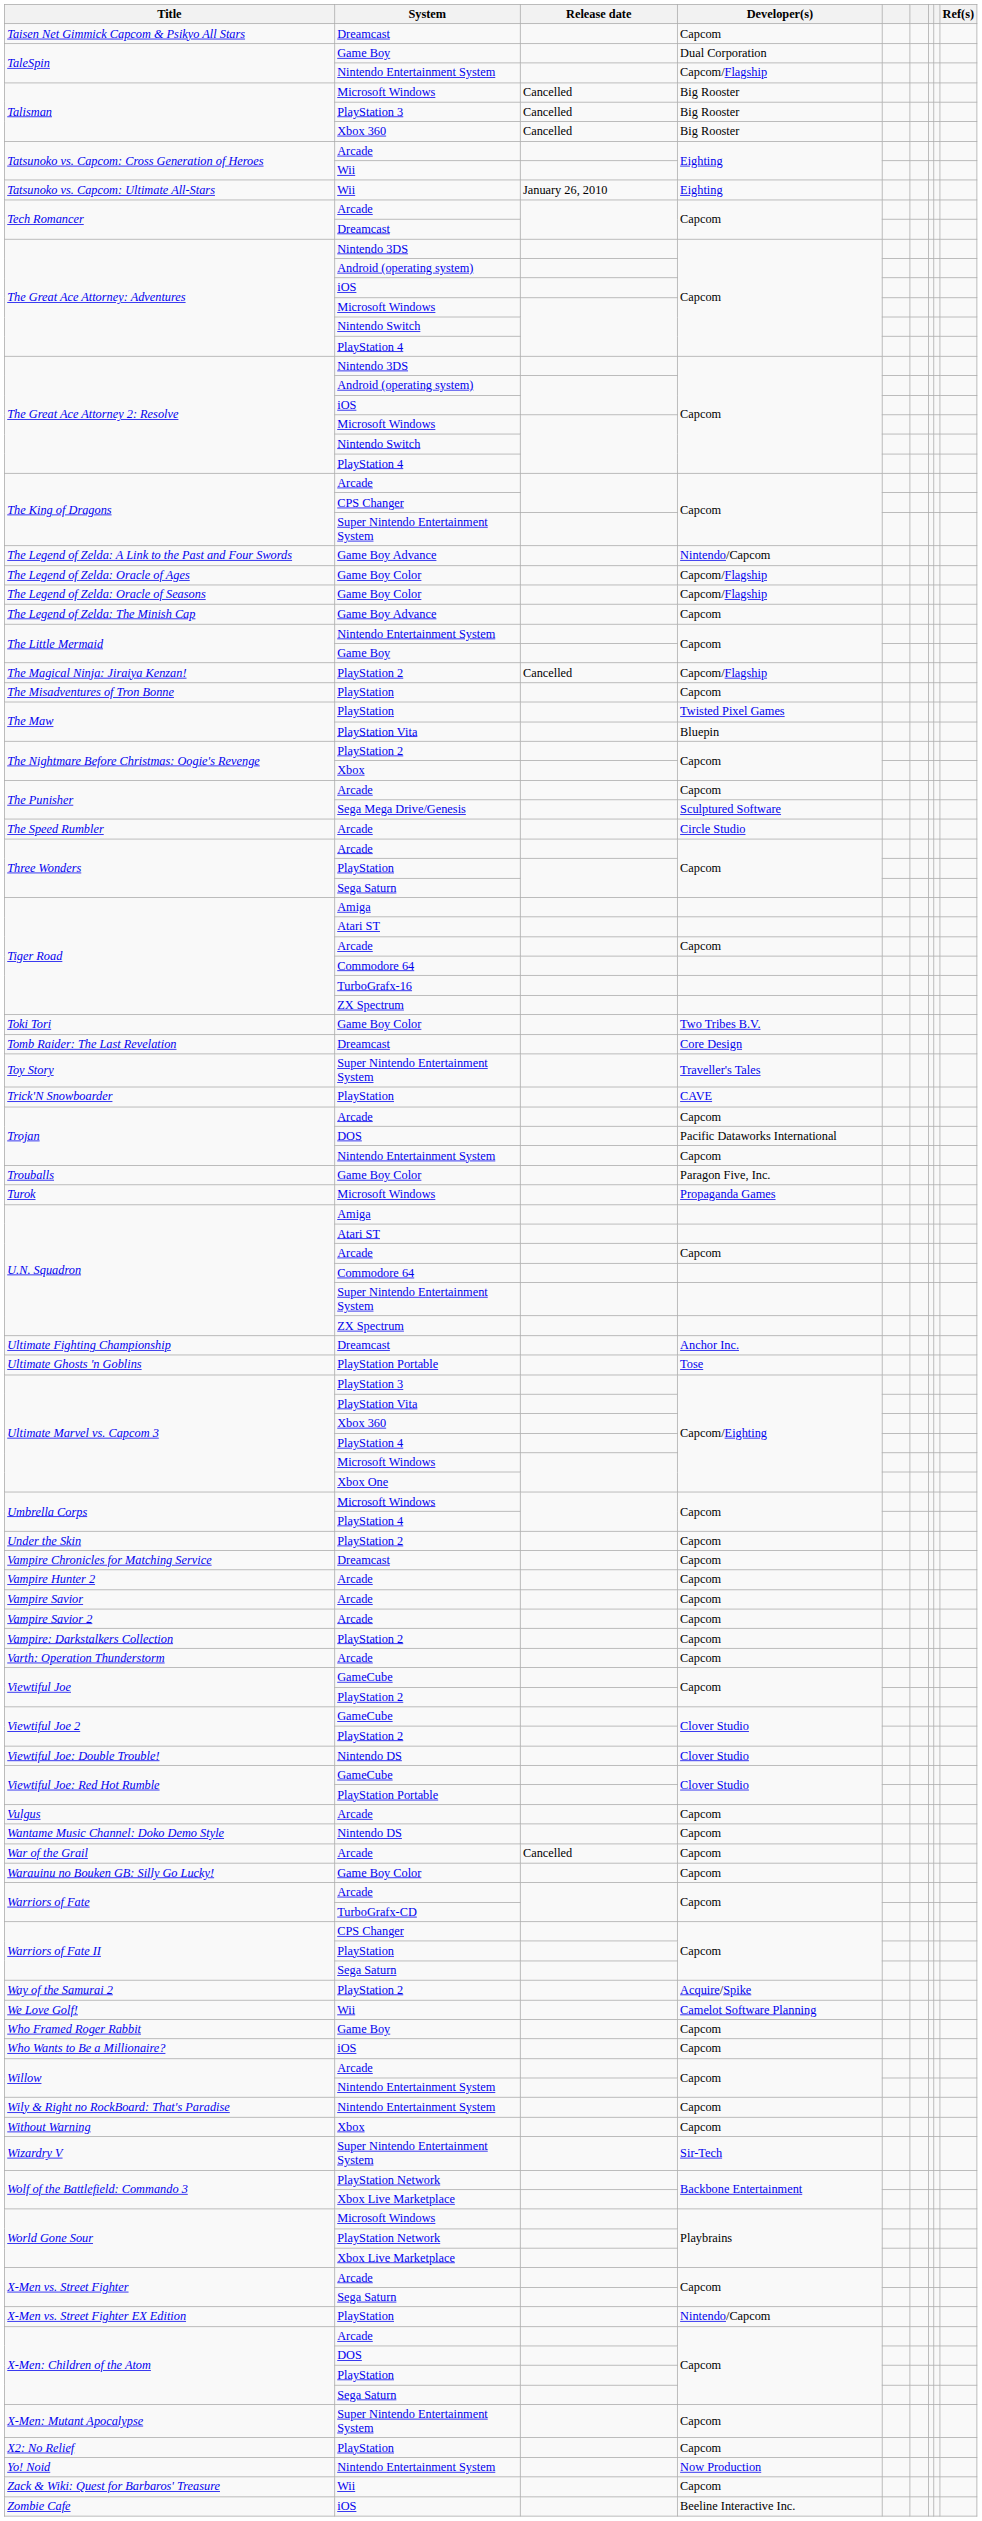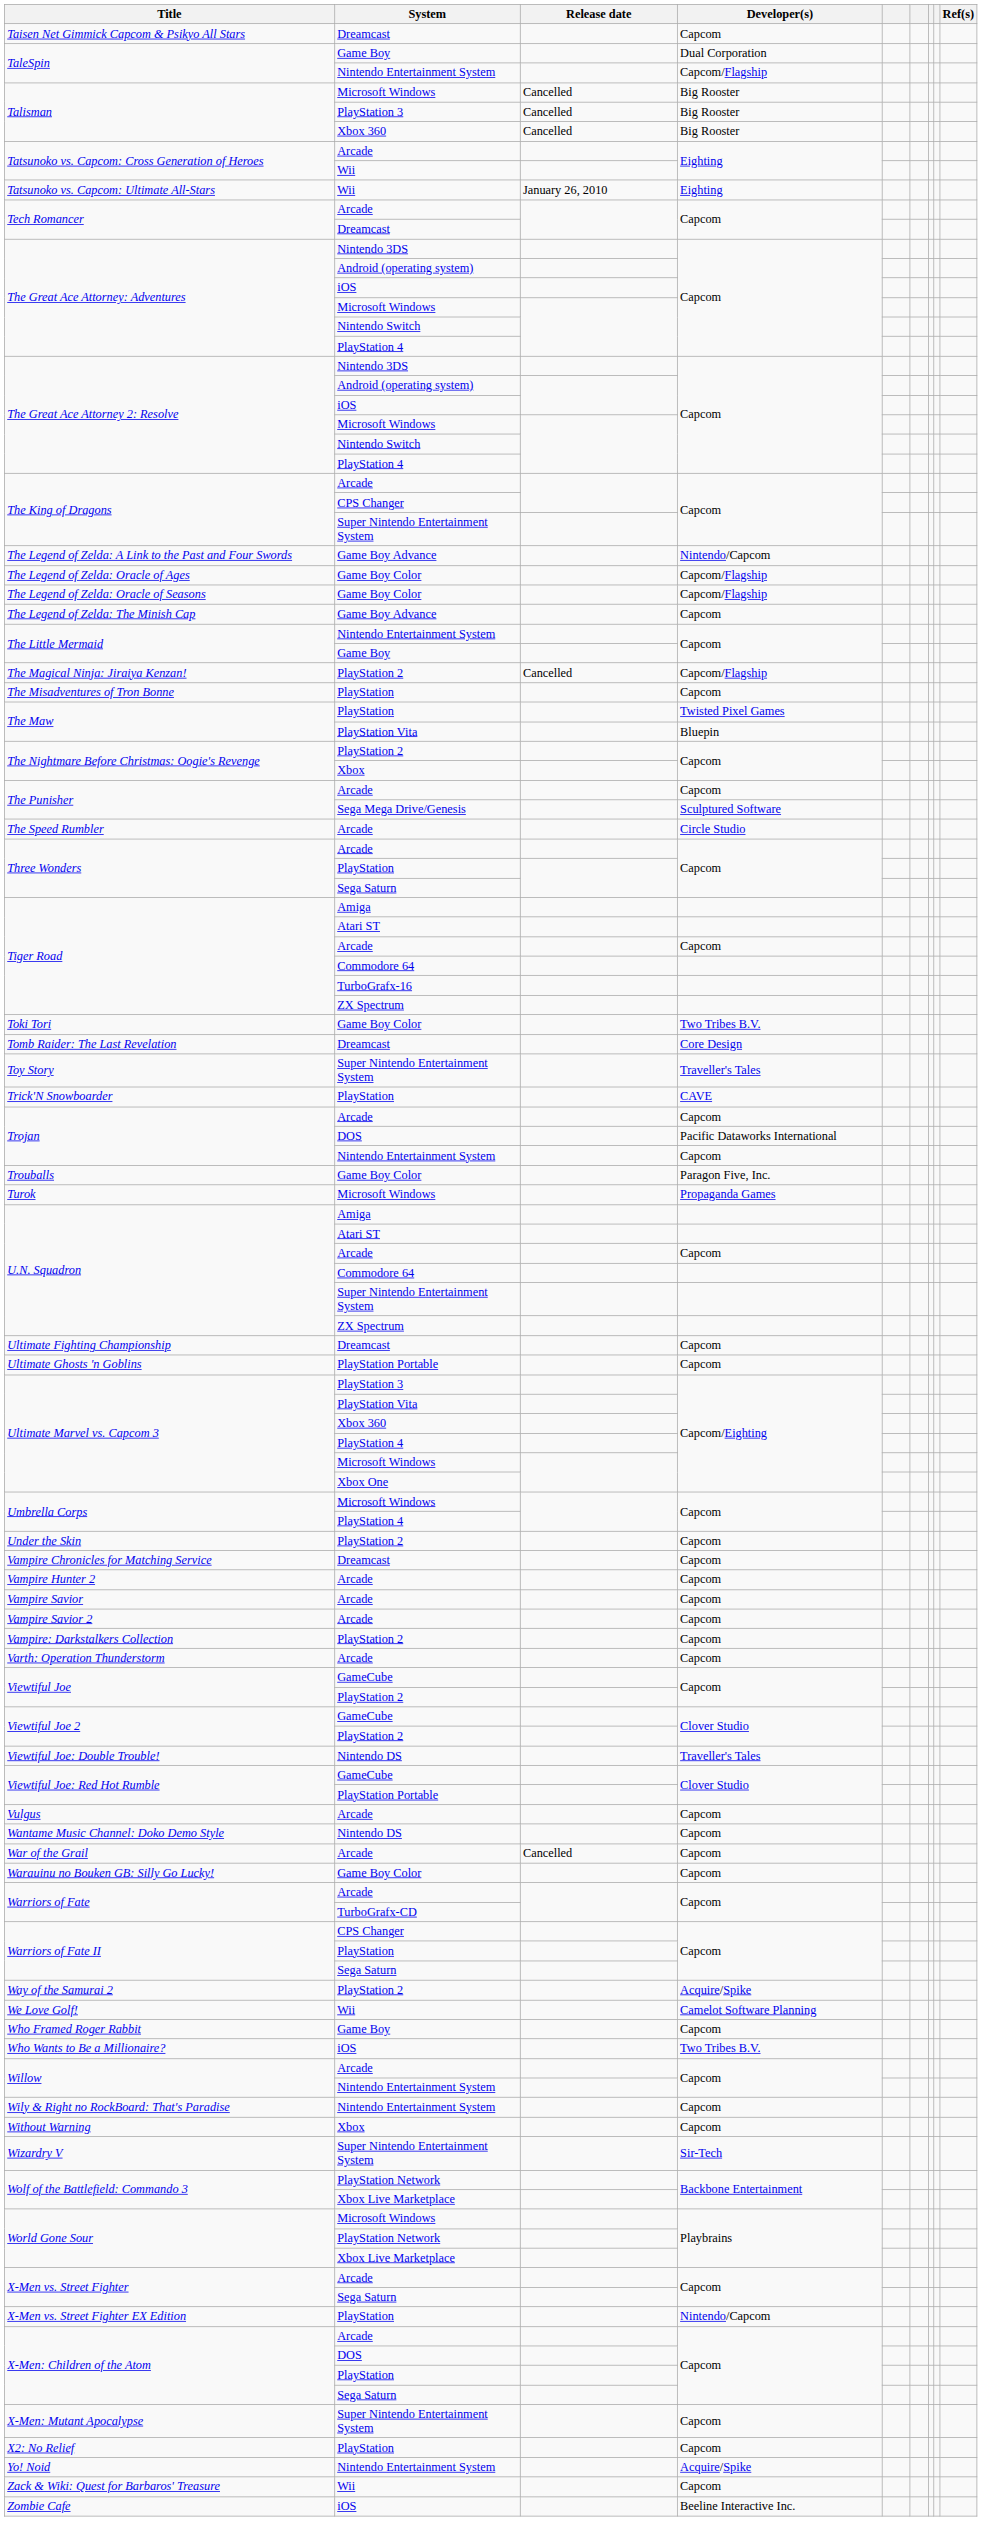(710, 1345) Anchor Inc. -> (701, 1345) Capcom
(692, 1364) Tose -> (701, 1364) Capcom
(715, 1755) Clover Studio -> (720, 1755) Traveller's Tales
(701, 2048) Capcom -> (720, 2048) Two Tribes B.V.
(721, 2467) Now Production -> (716, 2467) Acquire/Spike
